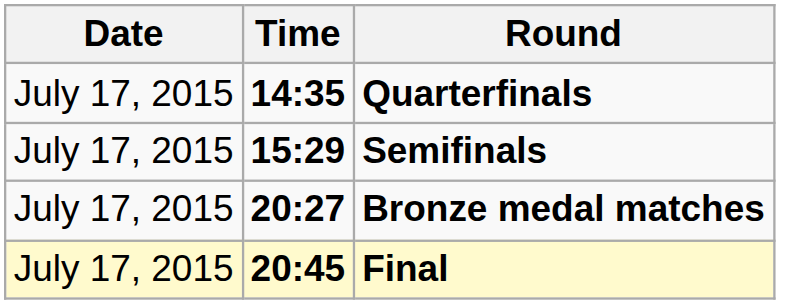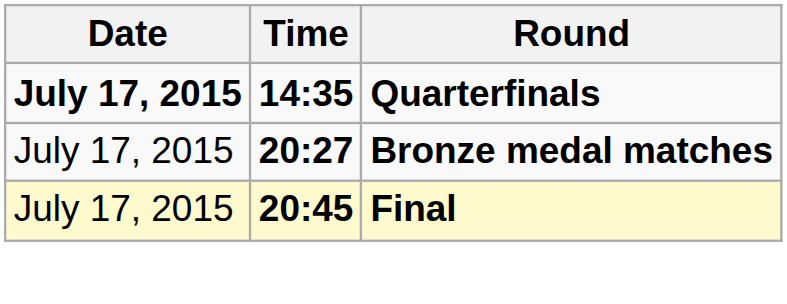(124, 92) normal -> (128, 92) bold
- row: (455, 151)
